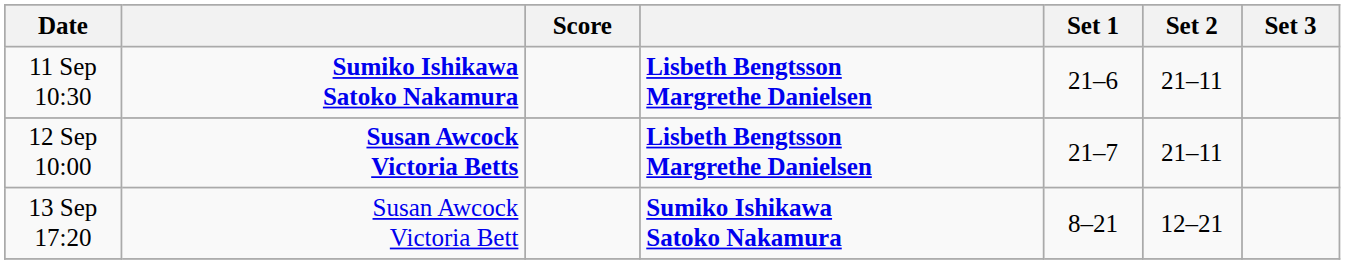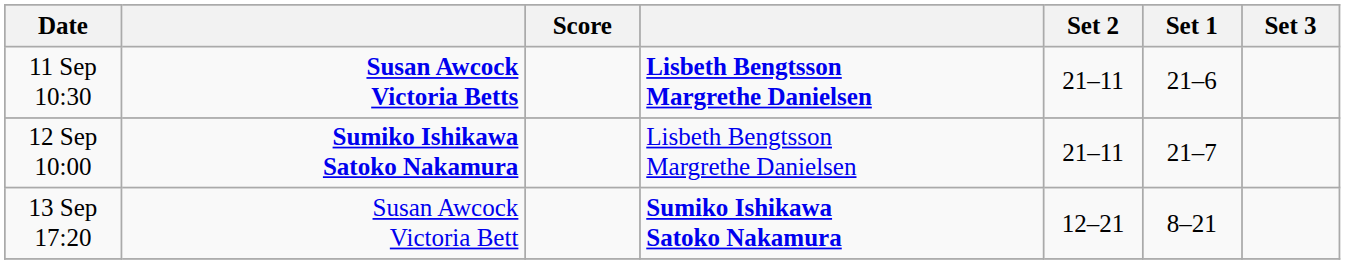columns swapped: (1093, 25) <-> (1192, 25)
(421, 81) Sumiko Ishikawa Satoko Nakamura -> (442, 81) Susan Awcock Victoria Betts
(442, 152) Susan Awcock Victoria Betts -> (421, 152) Sumiko Ishikawa Satoko Nakamura
(759, 152) bold -> (751, 152) normal
